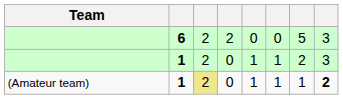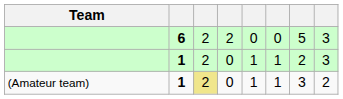(302, 82) 1 -> (302, 82) 3
(326, 82) bold -> (326, 82) normal
